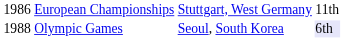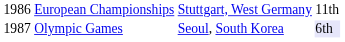(17, 28) 1988 -> (17, 28) 1987
